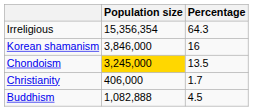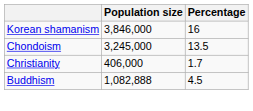- row: (30, 30)
(128, 64) gold background -> (128, 47) no background
